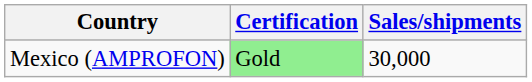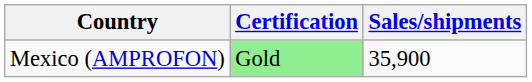(399, 58) 30,000 -> (399, 58) 35,900
